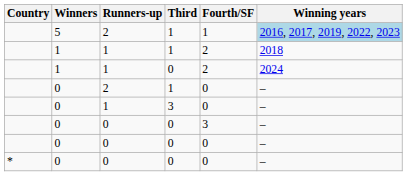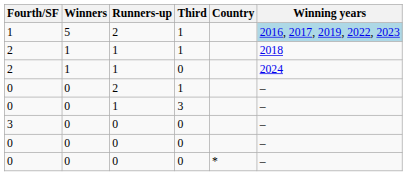columns swapped: (28, 13) <-> (228, 13)
